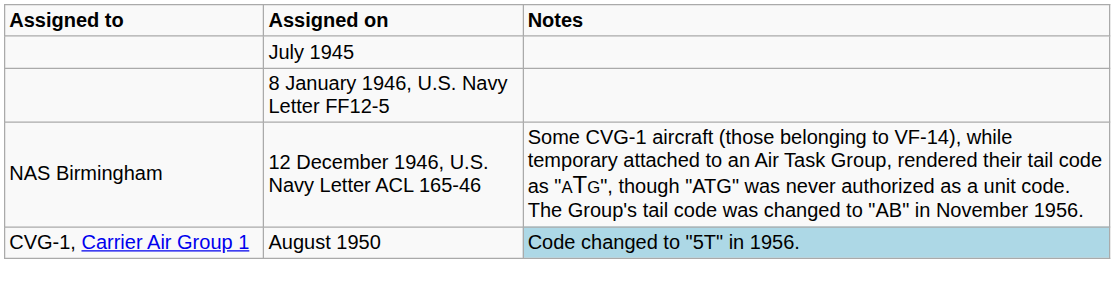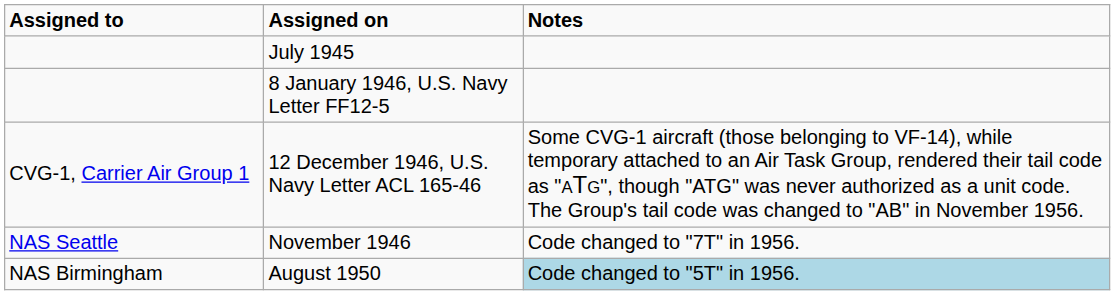(86, 174) NAS Birmingham -> (129, 174) CVG-1, Carrier Air Group 1
+ row: (340, 242)
(129, 242) CVG-1, Carrier Air Group 1 -> (86, 273) NAS Birmingham
